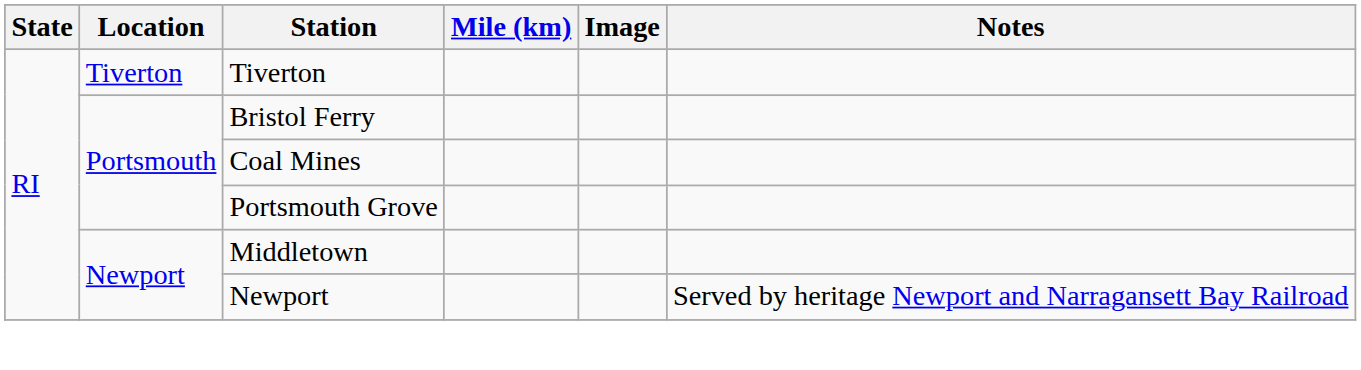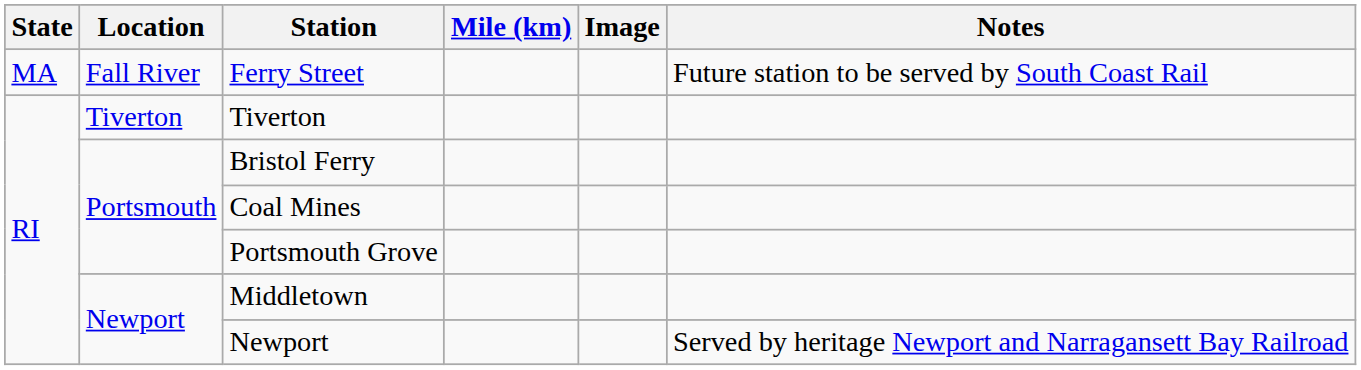+ row: (297, 71)
